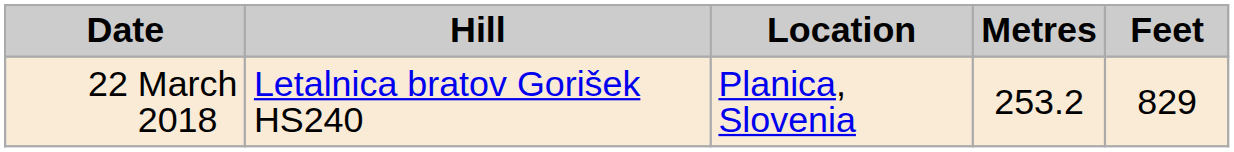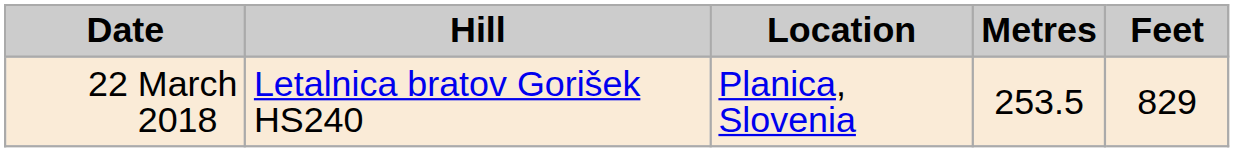(1039, 100) 253.2 -> (1039, 100) 253.5
